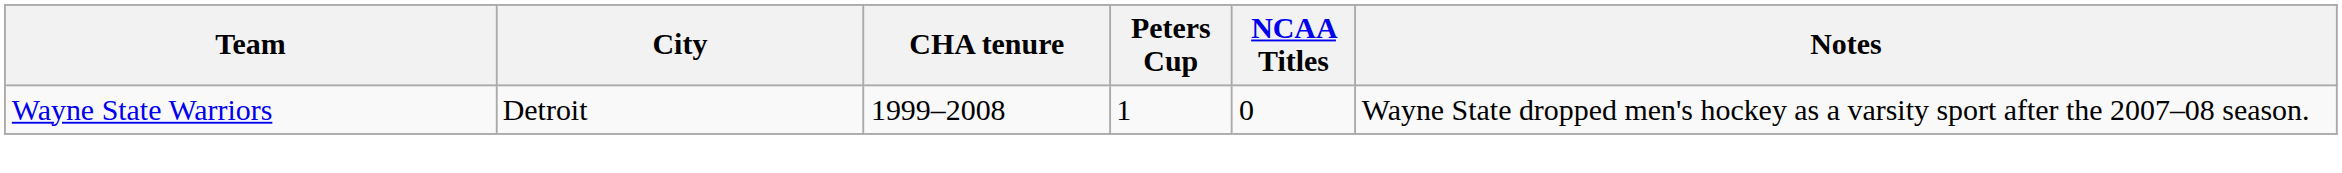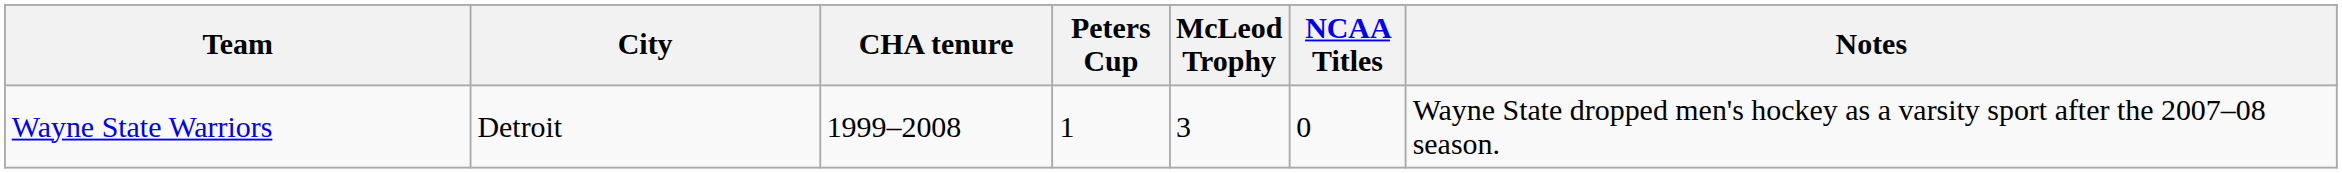+ column: (1229, 45)
